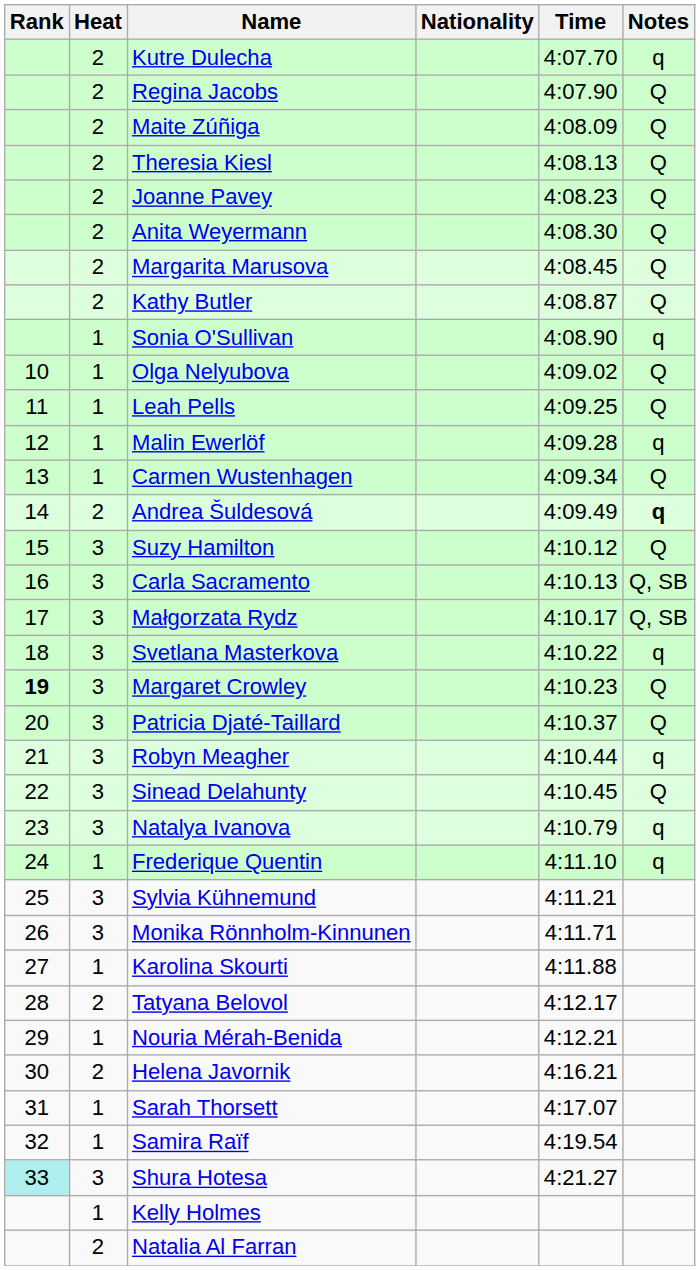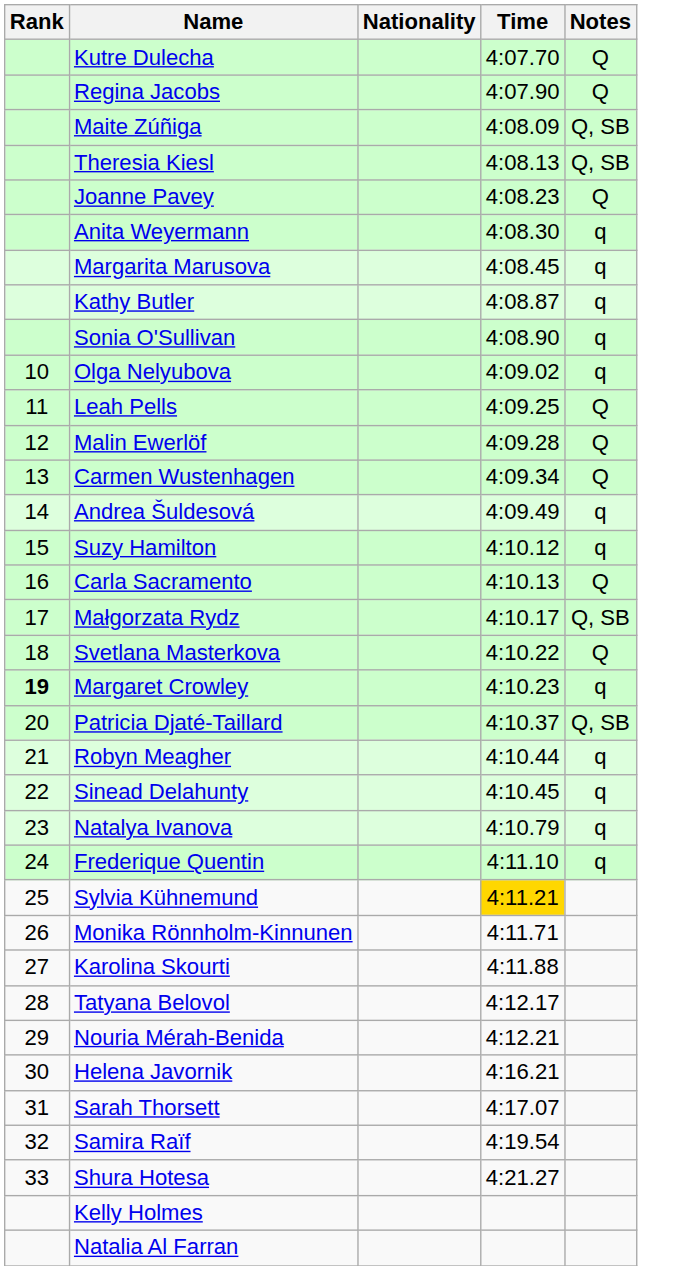- column: (98, 22)
(658, 57) q -> (600, 57) Q
(658, 127) Q -> (600, 127) Q, SB
(658, 162) Q -> (600, 162) Q, SB
(658, 232) Q -> (600, 232) q
(658, 267) Q -> (600, 267) q
(658, 302) Q -> (600, 302) q
(658, 372) Q -> (600, 372) q
(658, 442) q -> (600, 442) Q
(658, 512) bold -> (600, 512) normal
(658, 547) Q -> (600, 547) q
(658, 582) Q, SB -> (600, 582) Q
(658, 652) q -> (600, 652) Q
(658, 687) Q -> (600, 687) q
(658, 722) Q -> (600, 722) Q, SB
(658, 792) Q -> (600, 792) q
(581, 897) no background -> (523, 897) gold background
(37, 1177) paleturquoise background -> (37, 1177) no background
